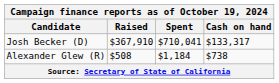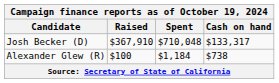(180, 41) $710,041 -> (180, 41) $710,048
(120, 56) $508 -> (120, 56) $100
